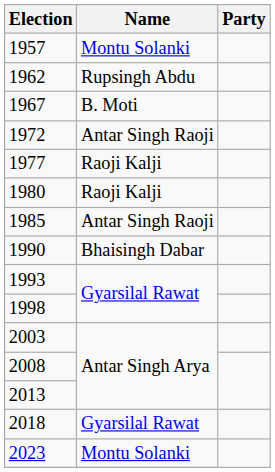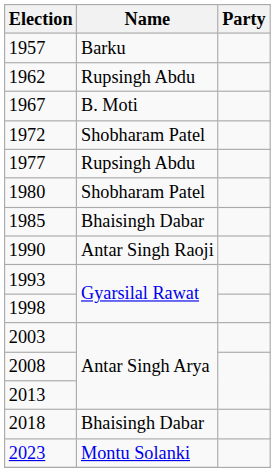(135, 47) Montu Solanki -> (103, 47) Barku
(147, 134) Antar Singh Raoji -> (143, 134) Shobharam Patel
(121, 163) Raoji Kalji -> (138, 163) Rupsingh Abdu
(121, 192) Raoji Kalji -> (143, 192) Shobharam Patel
(147, 221) Antar Singh Raoji -> (143, 221) Bhaisingh Dabar
(143, 250) Bhaisingh Dabar -> (147, 250) Antar Singh Raoji
(140, 423) Gyarsilal Rawat -> (143, 423) Bhaisingh Dabar
